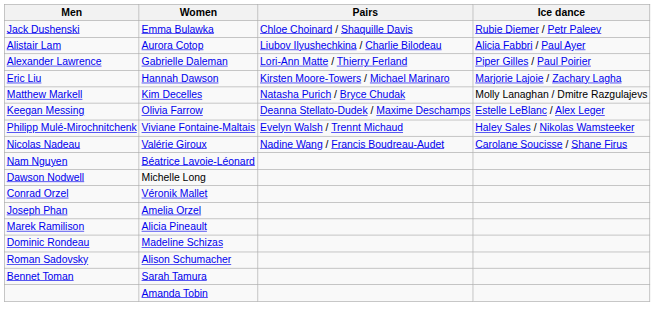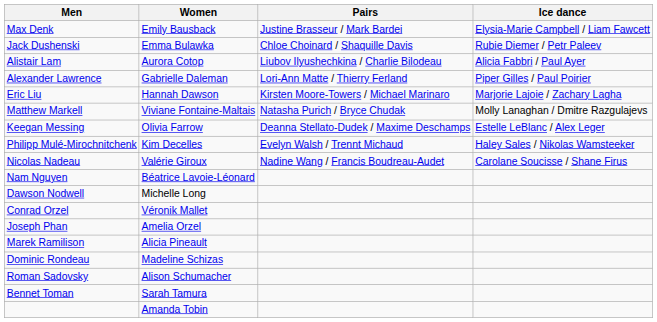+ row: (30, 29)
(172, 95) Kim Decelles -> (198, 111) Viviane Fontaine-Maltais
(198, 128) Viviane Fontaine-Maltais -> (172, 144) Kim Decelles
